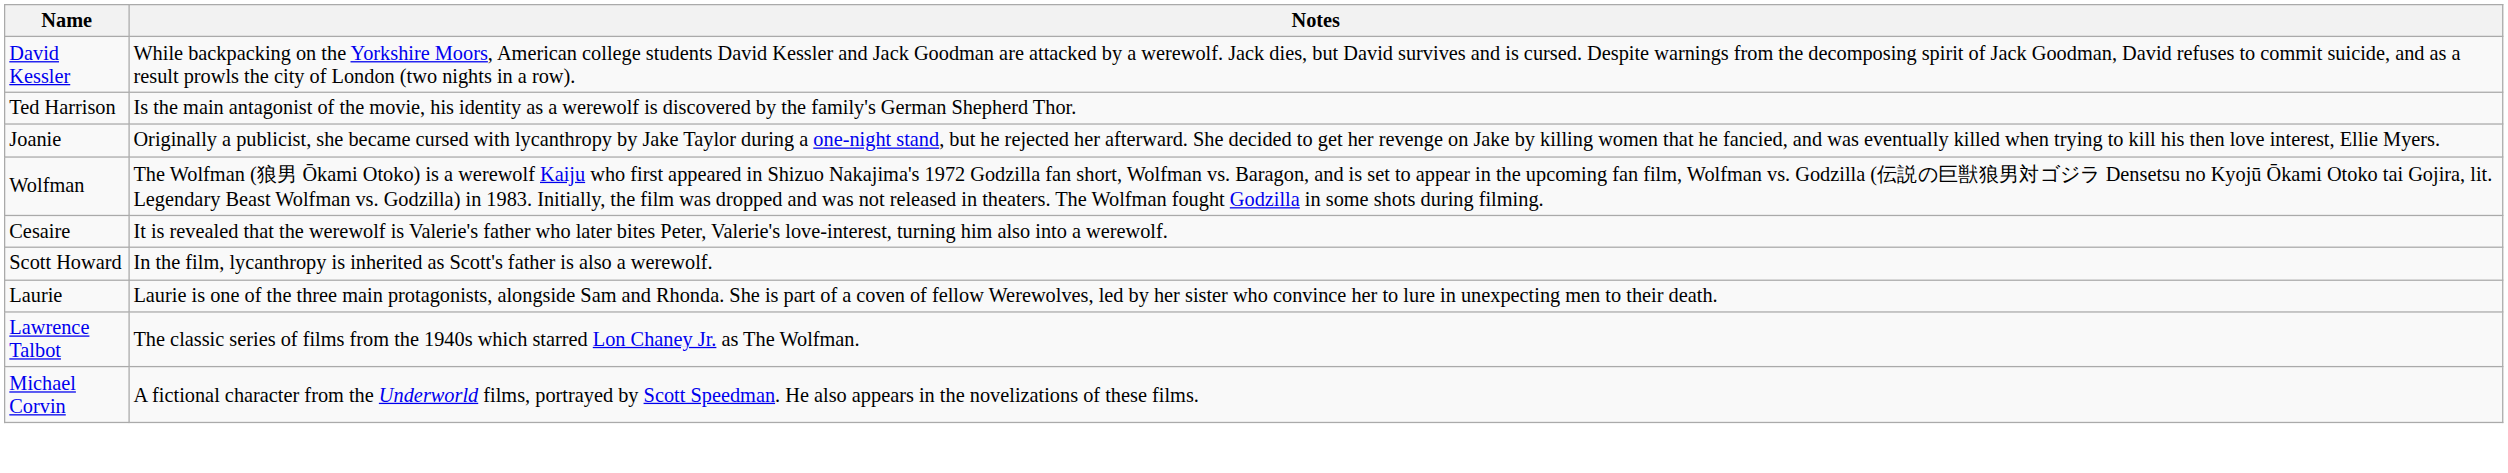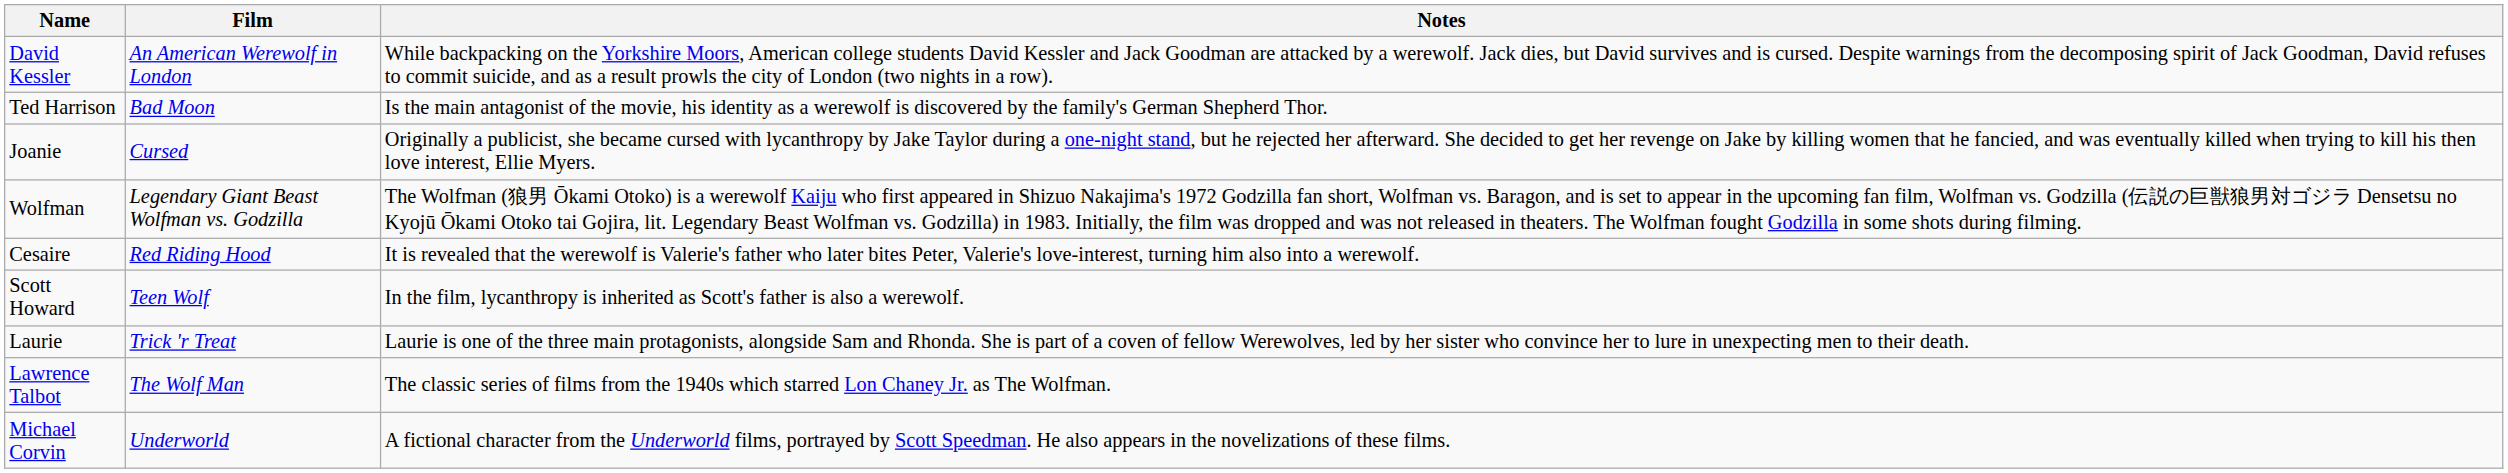+ column: (253, 20)
